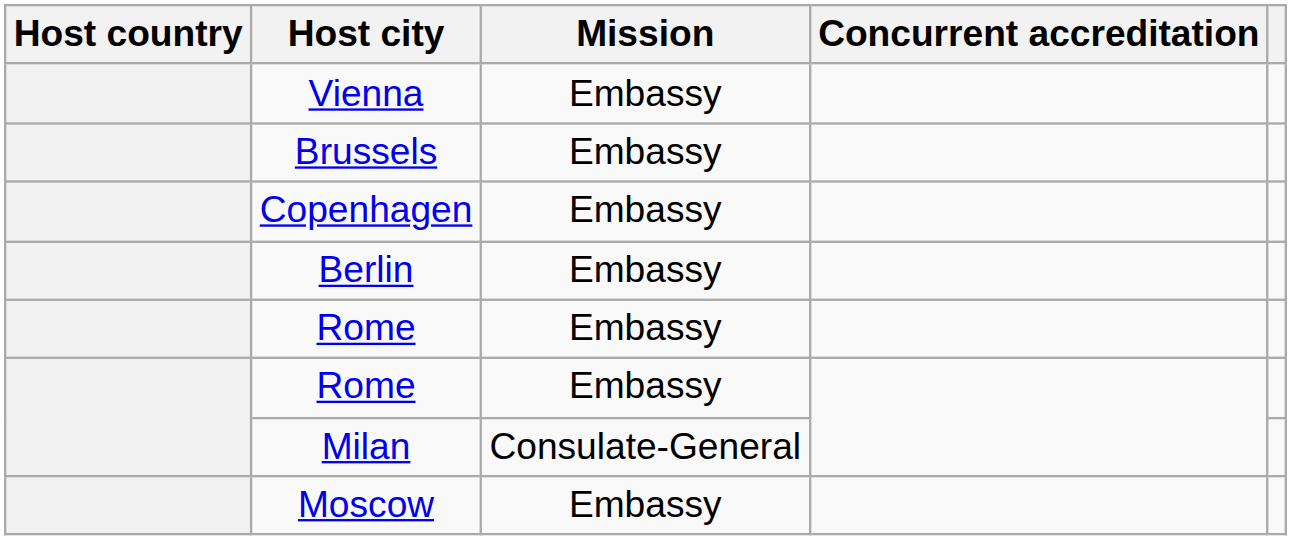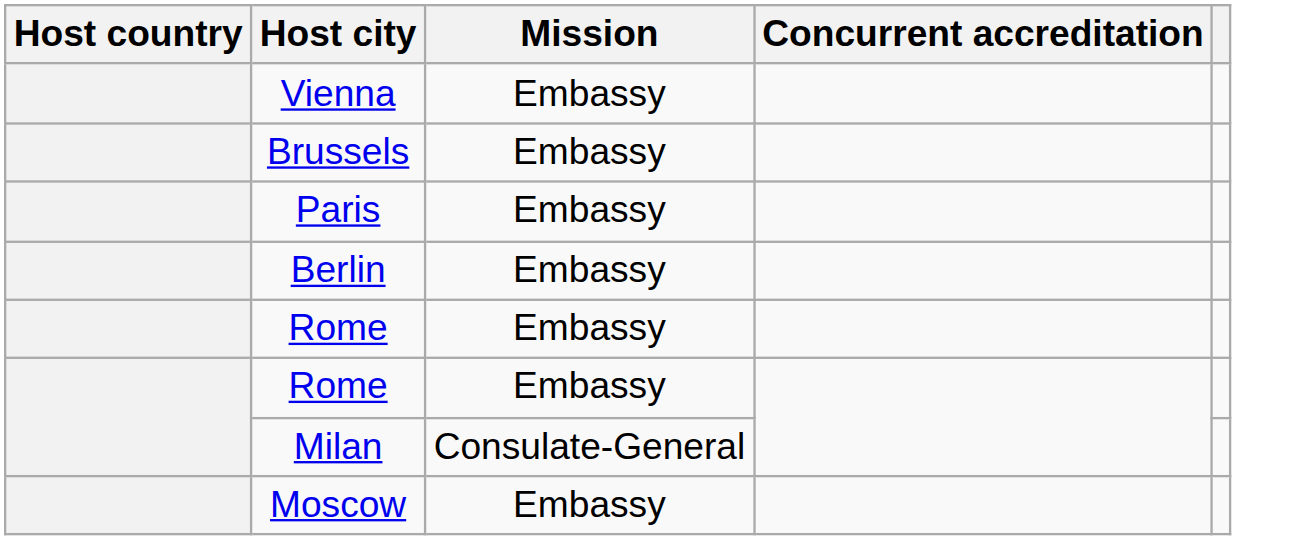- row: (366, 210)
+ row: (338, 210)
